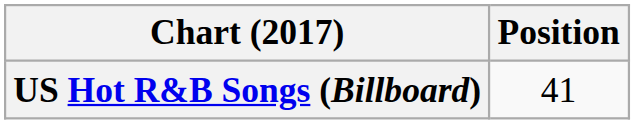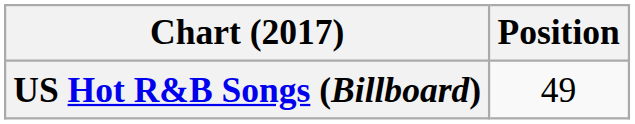(559, 88) 41 -> (559, 88) 49
